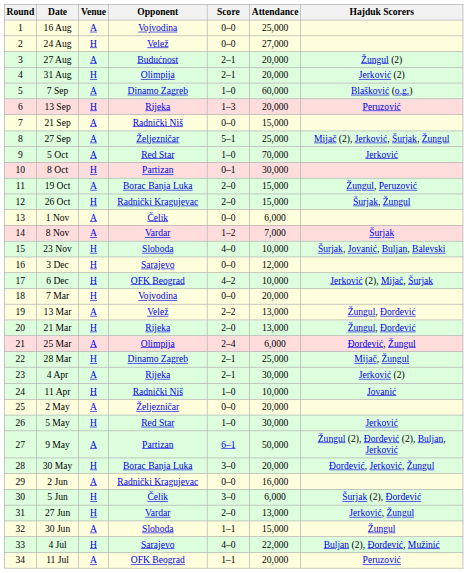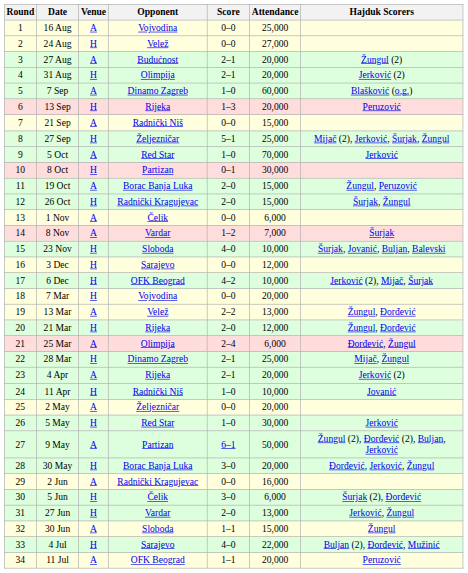(93, 138) A -> (93, 138) H
(275, 328) 13,000 -> (275, 328) 12,000
(275, 375) 30,000 -> (275, 375) 20,000
